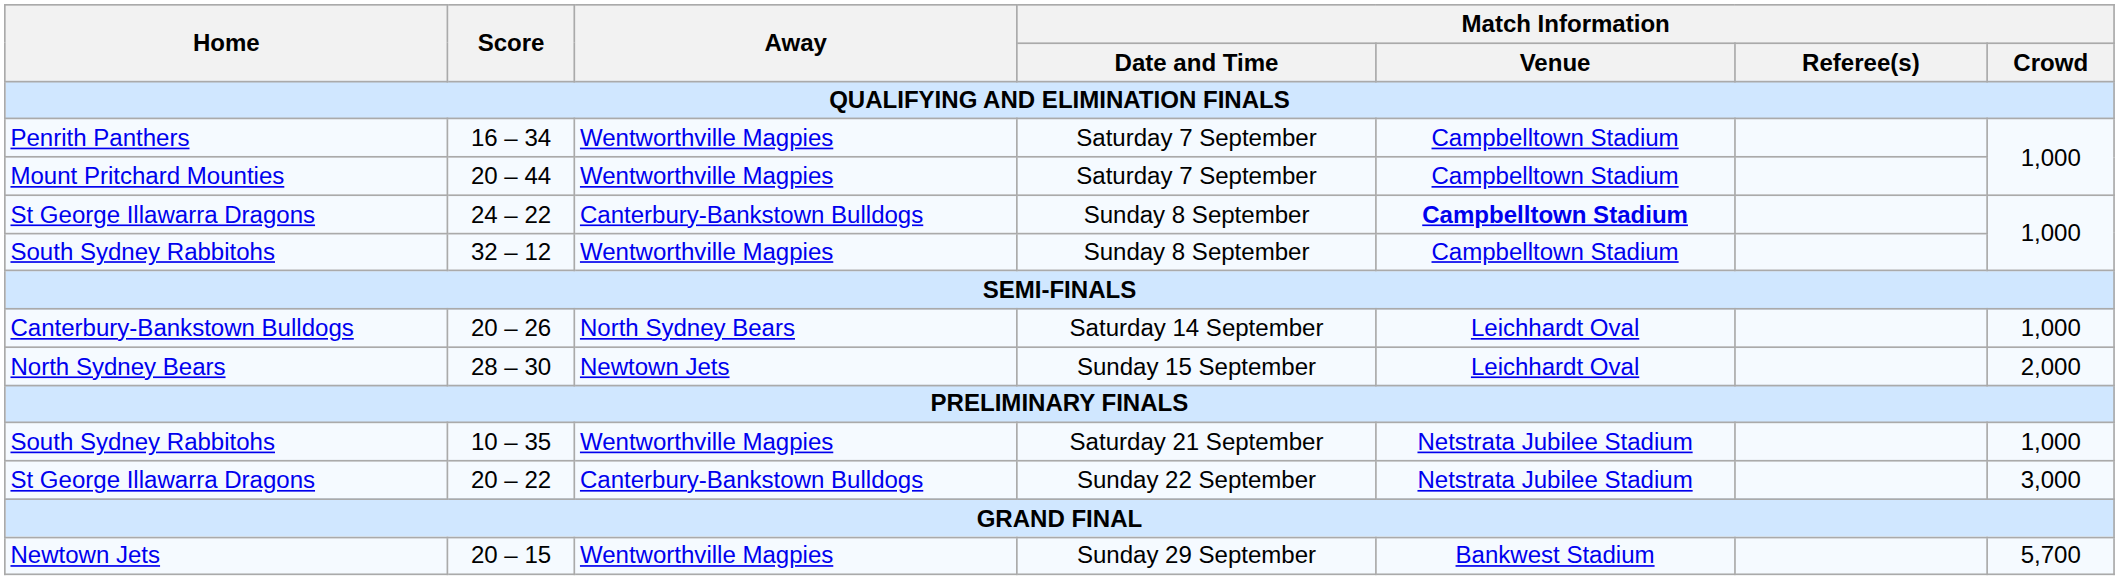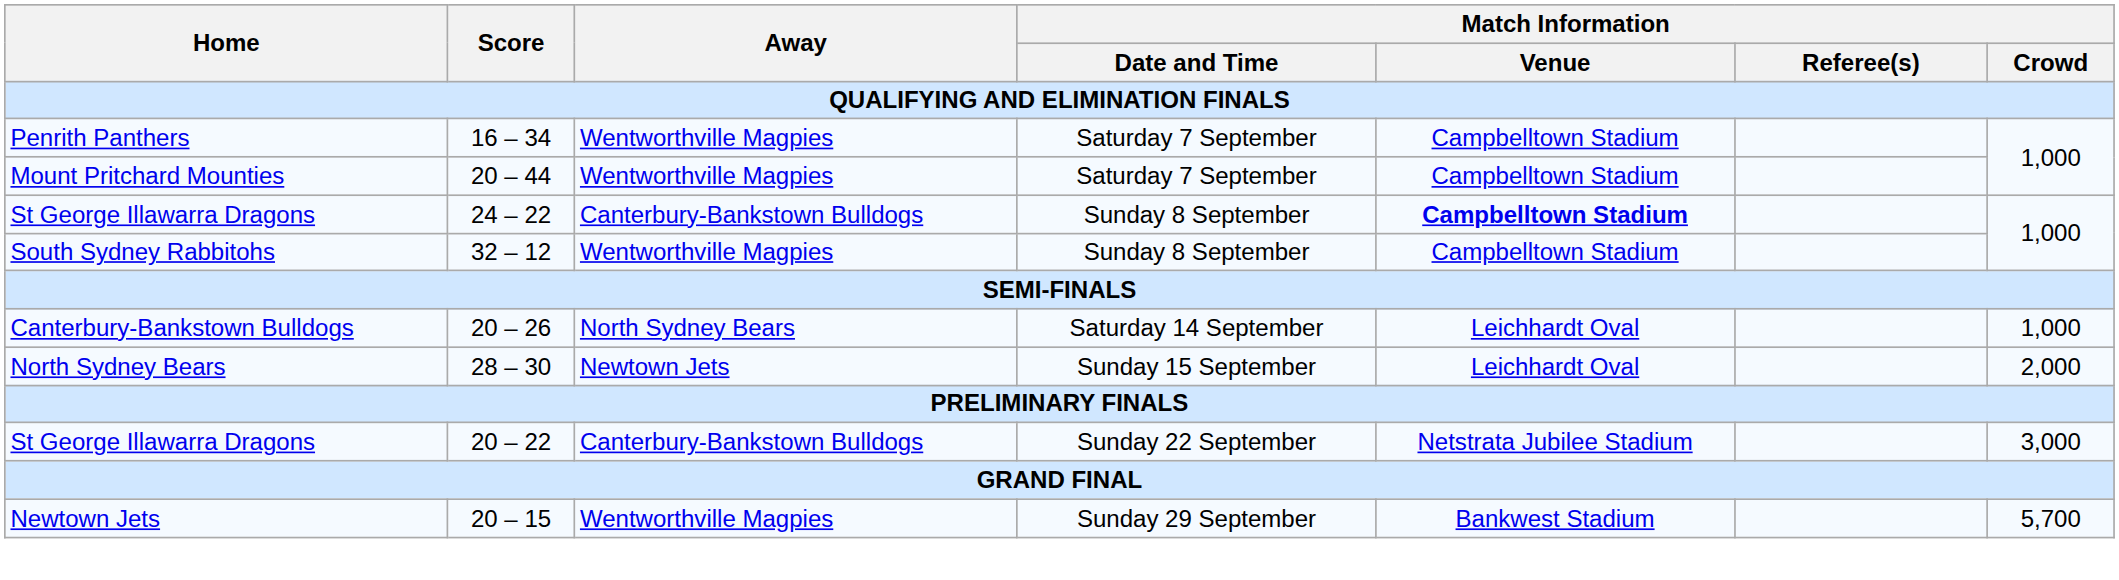- row: (511, 442)
